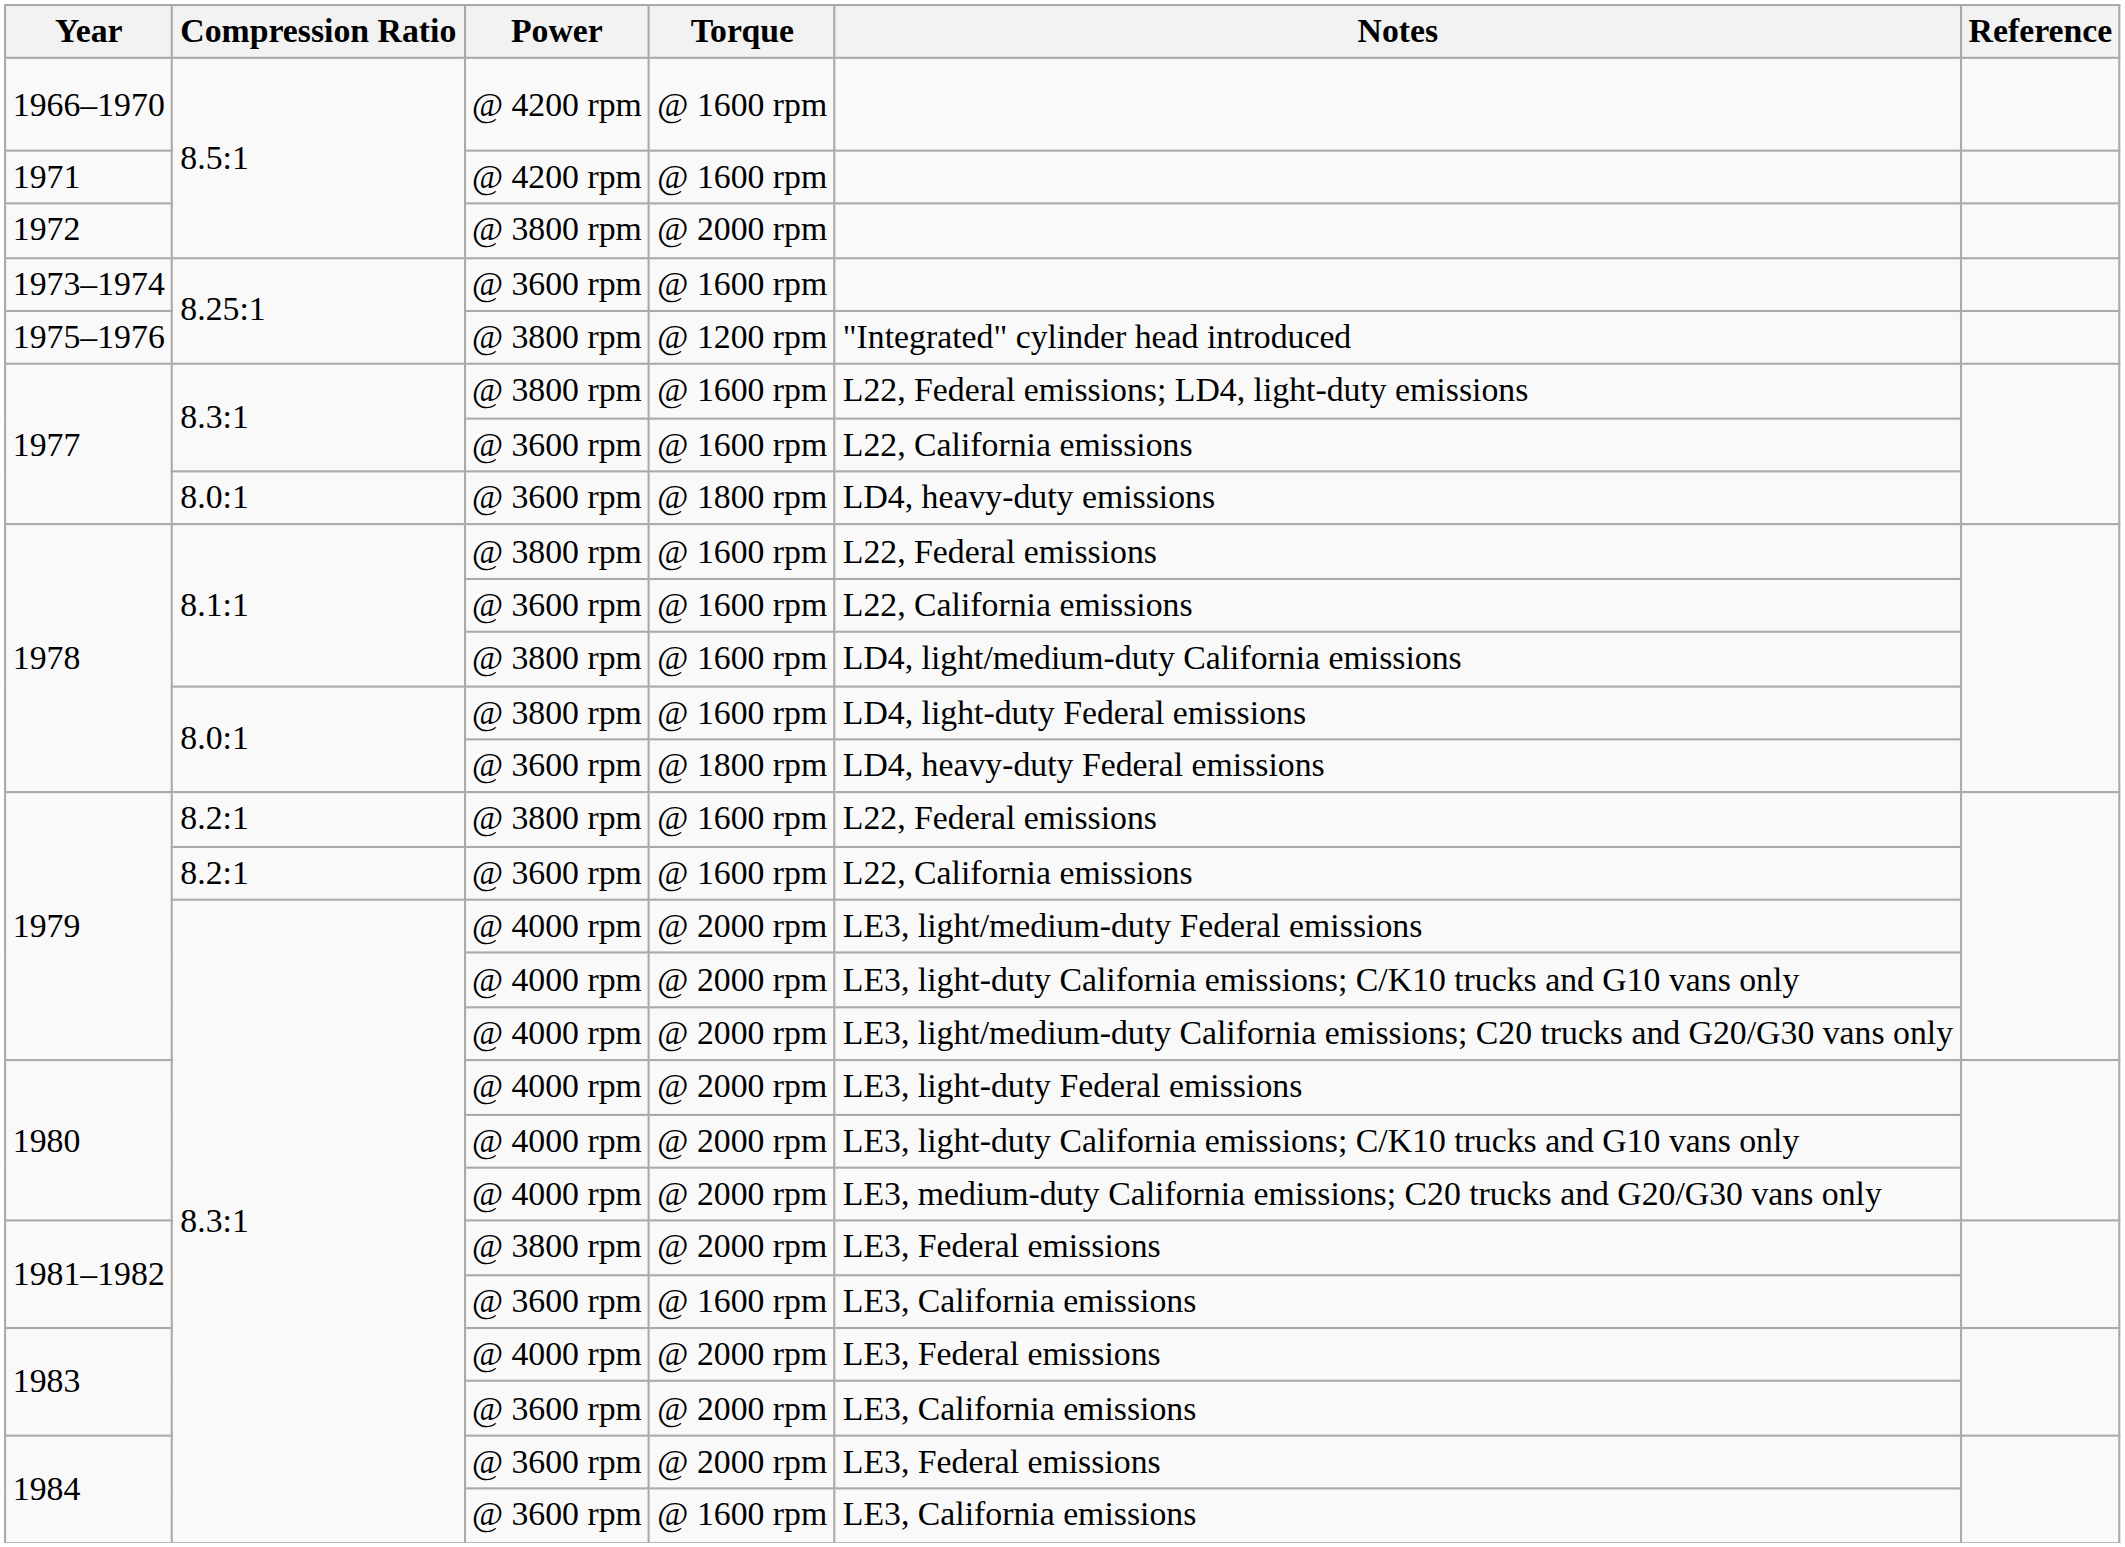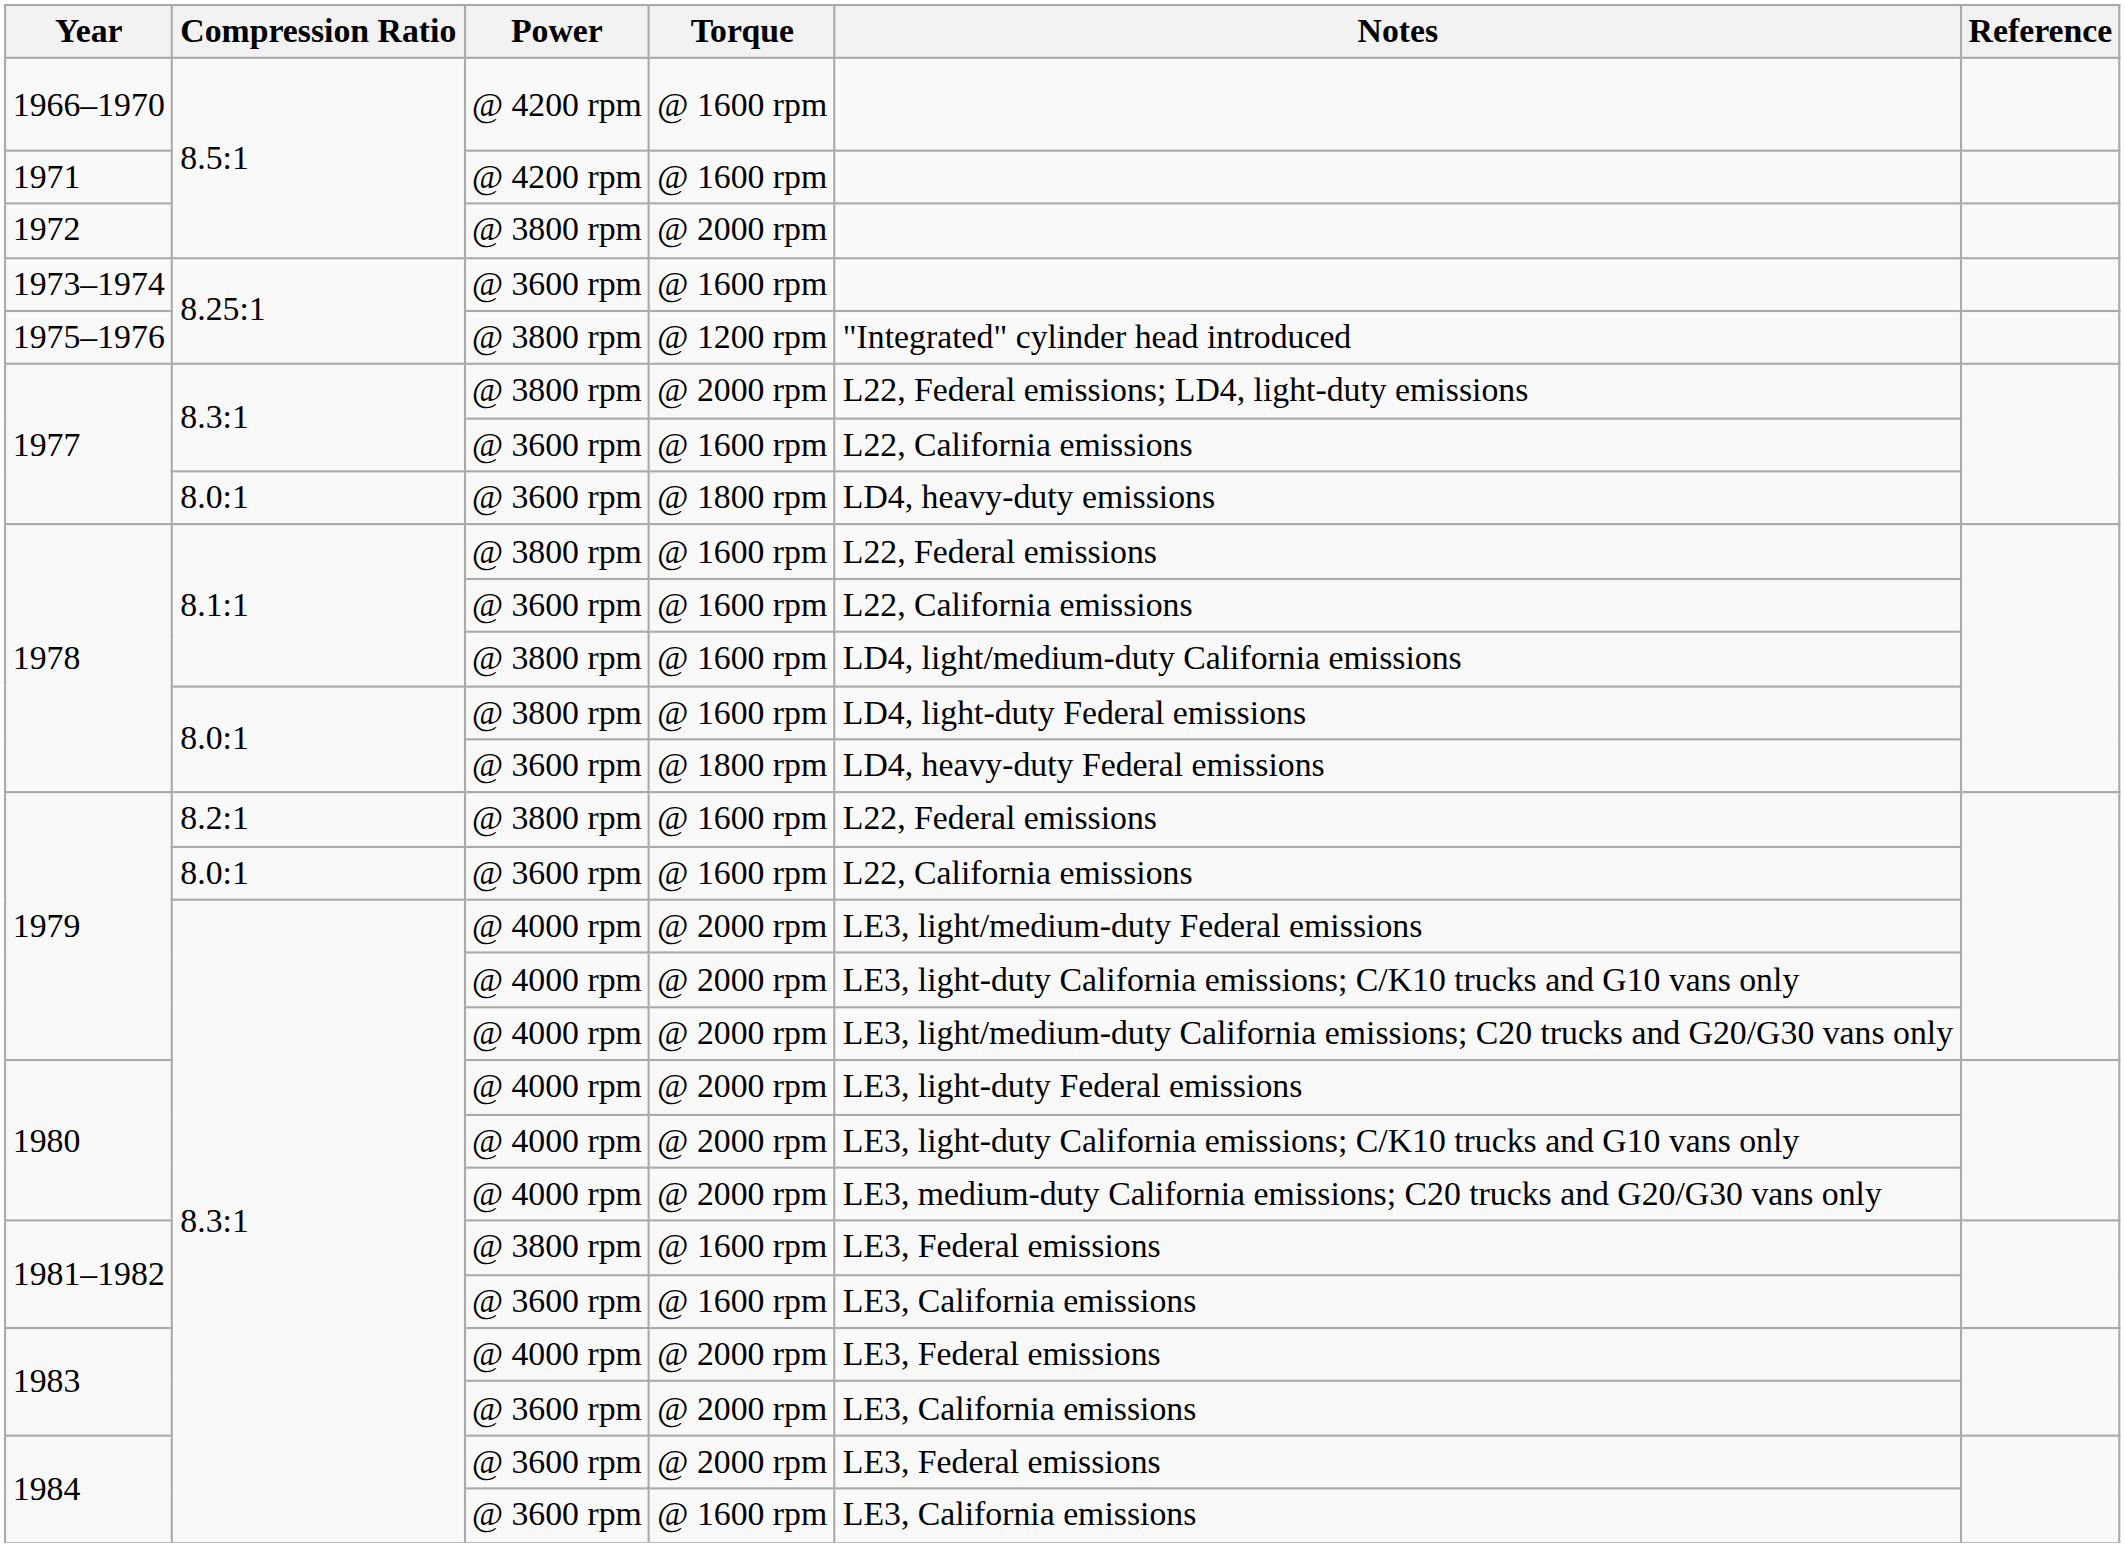(742, 390) @ 1600 rpm -> (742, 390) @ 2000 rpm
(215, 872) 8.2:1 -> (215, 872) 8.0:1
(742, 1247) @ 2000 rpm -> (742, 1247) @ 1600 rpm
